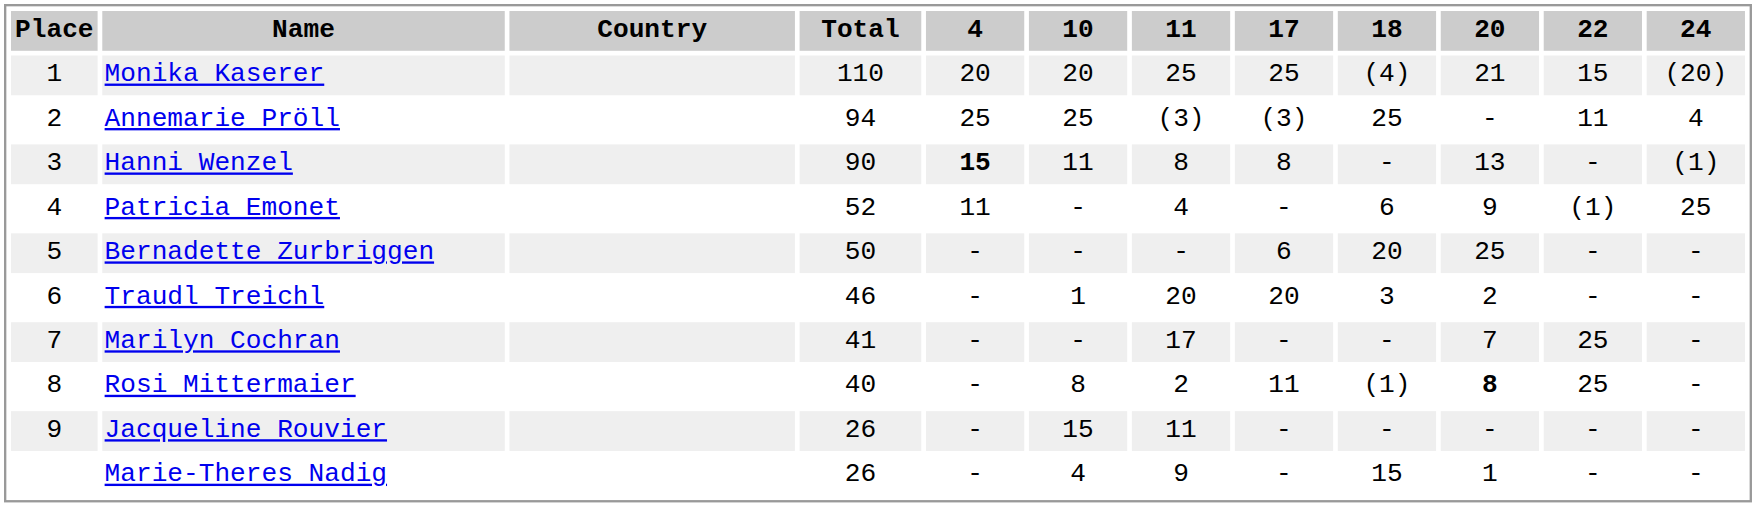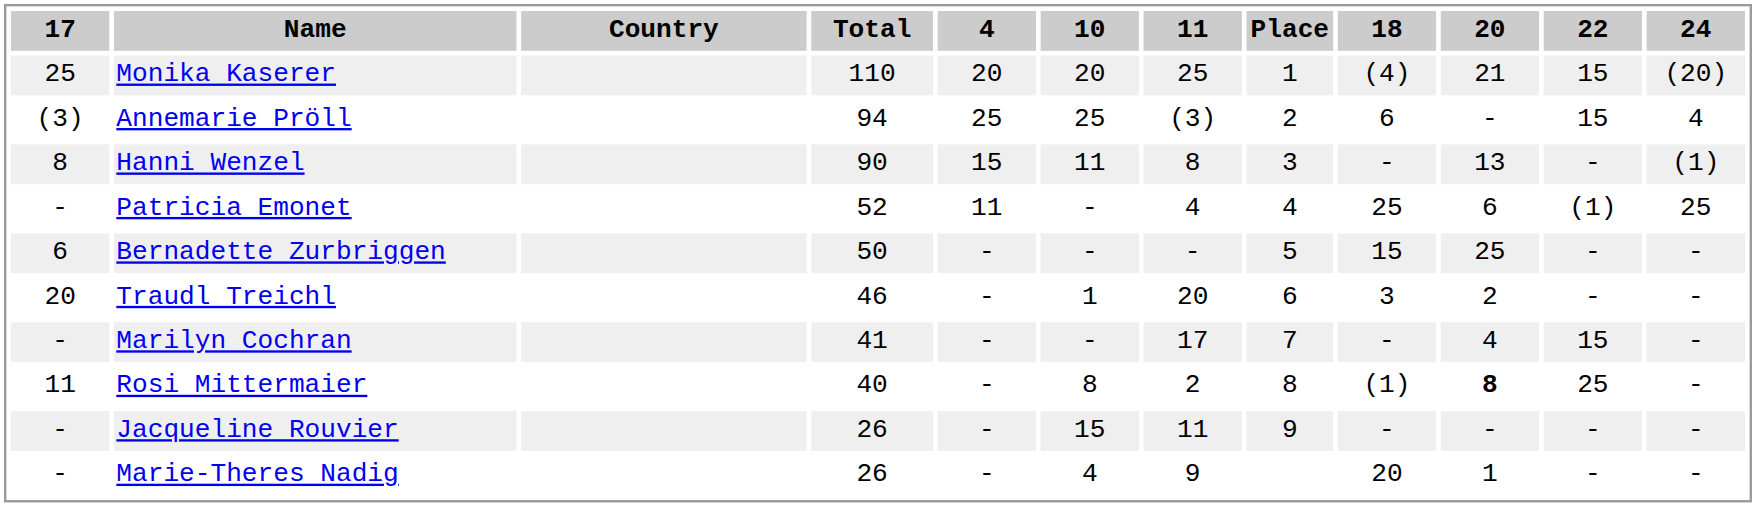columns swapped: (54, 30) <-> (1284, 30)
(1387, 119) 25 -> (1387, 119) 6
(1593, 119) 11 -> (1593, 119) 15
(975, 163) bold -> (987, 163) normal
(1387, 208) 6 -> (1387, 208) 25
(1490, 208) 9 -> (1490, 208) 6
(1387, 252) 20 -> (1387, 252) 15
(1490, 341) 7 -> (1490, 341) 4
(1593, 341) 25 -> (1593, 341) 15
(1387, 474) 15 -> (1387, 474) 20
